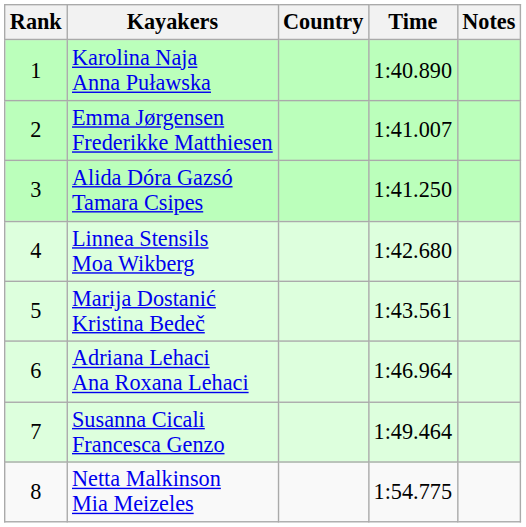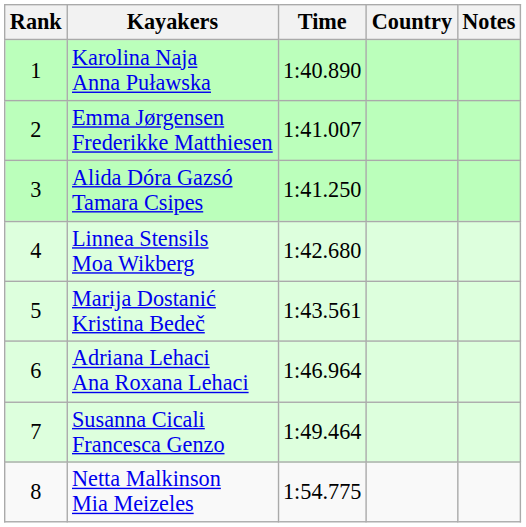columns swapped: (323, 22) <-> (413, 22)
